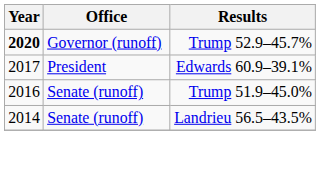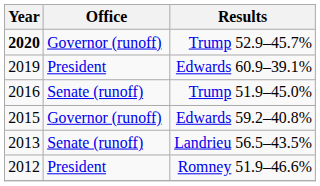(24, 67) 2017 -> (24, 67) 2019
+ row: (244, 117)
(24, 117) 2014 -> (24, 142) 2013
+ row: (245, 167)
